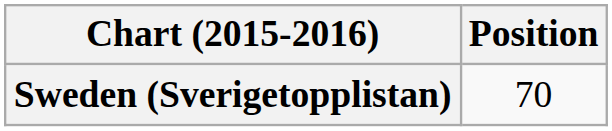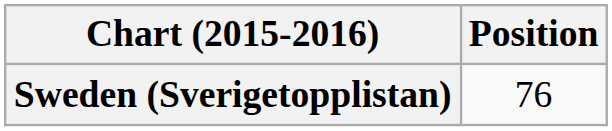(534, 93) 70 -> (534, 93) 76
